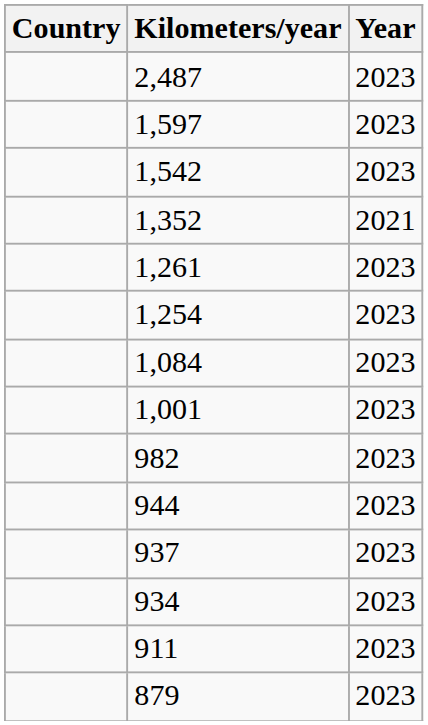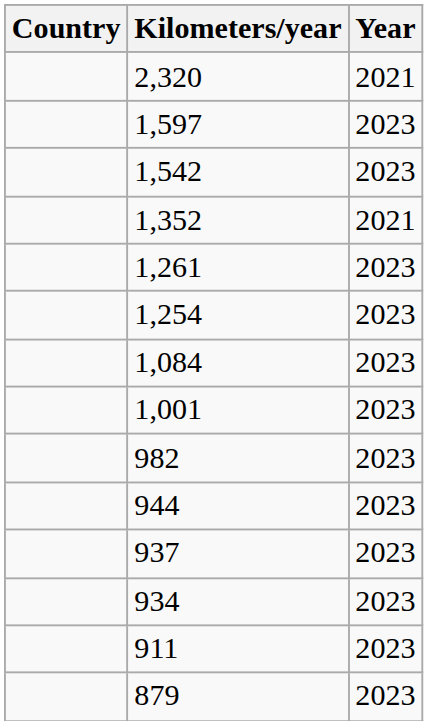- row: (168, 76)
+ row: (168, 76)
